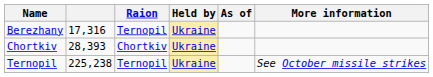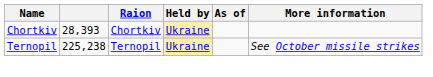- row: (35, 30)
